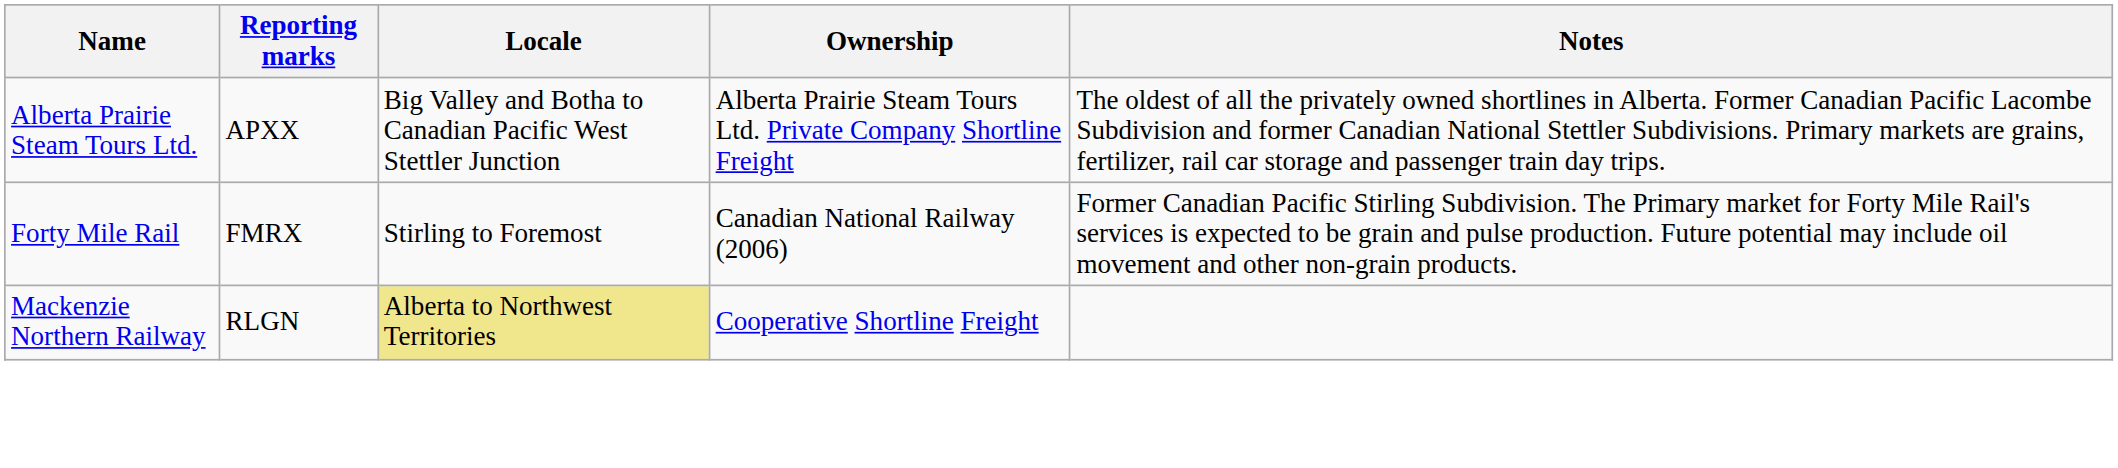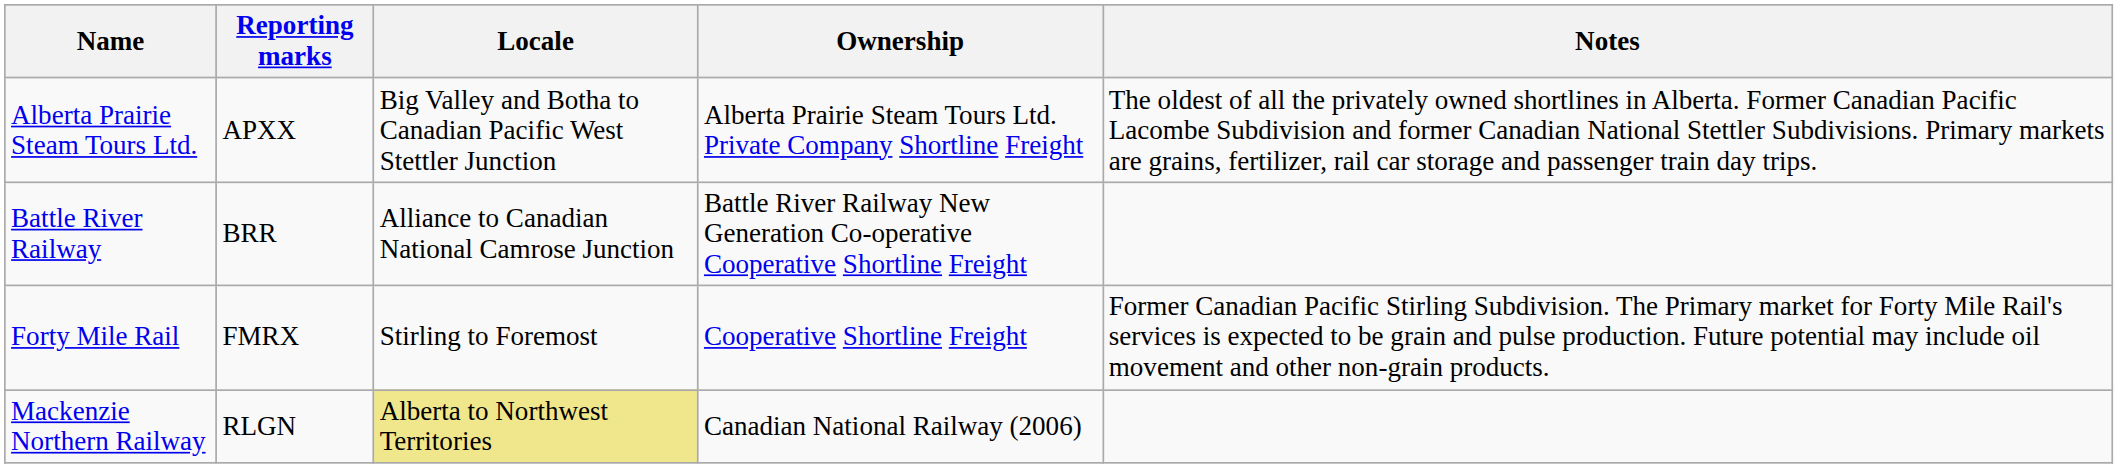+ row: (77, 233)
(865, 233) Canadian National Railway (2006) -> (865, 337) Cooperative Shortline Freight
(877, 321) Cooperative Shortline Freight -> (893, 425) Canadian National Railway (2006)
